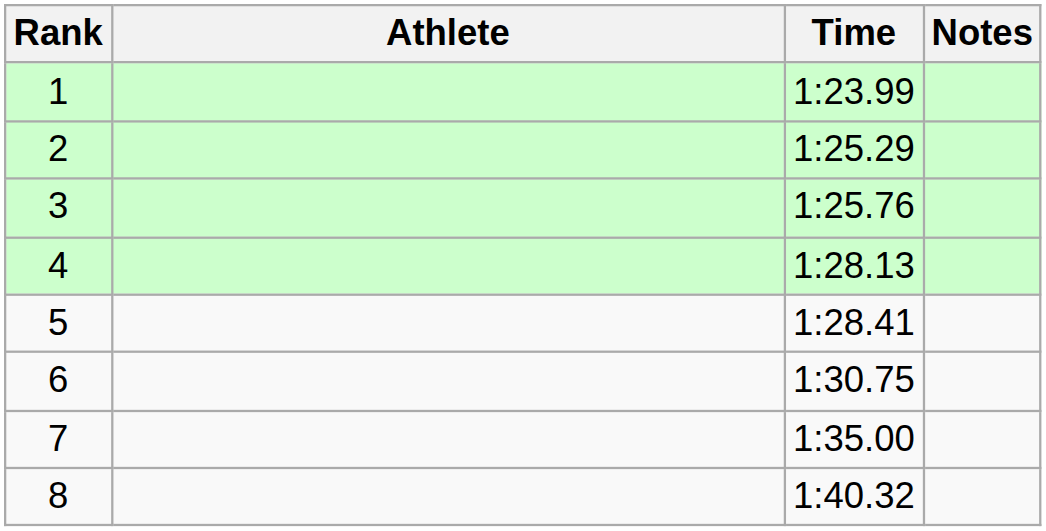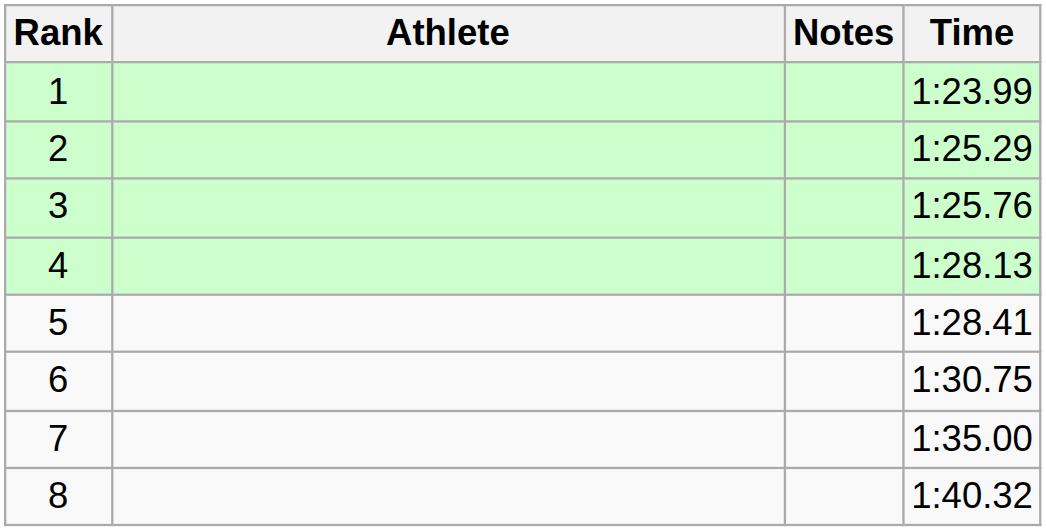columns swapped: (854, 33) <-> (982, 33)
